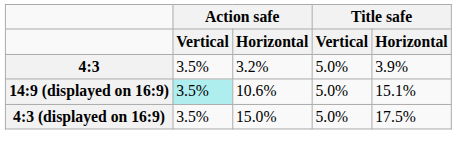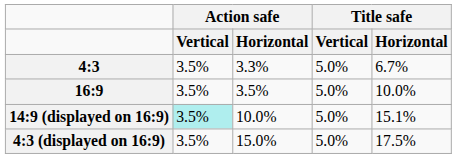(252, 66) 3.2% -> (252, 66) 3.3%
(392, 66) 3.9% -> (392, 66) 6.7%
+ row: (89, 91)
(256, 91) 10.6% -> (256, 116) 10.0%
